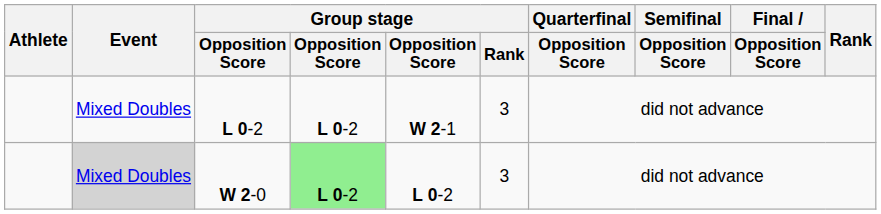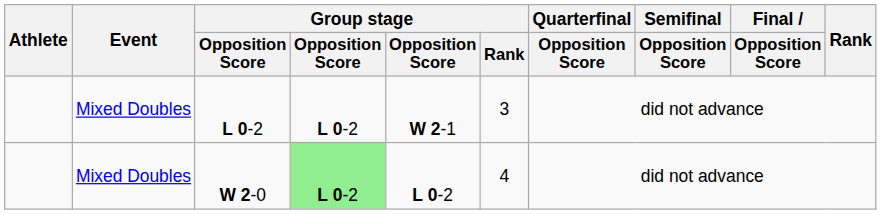(133, 176) lightgrey background -> (133, 176) no background
(504, 176) 3 -> (504, 176) 4
